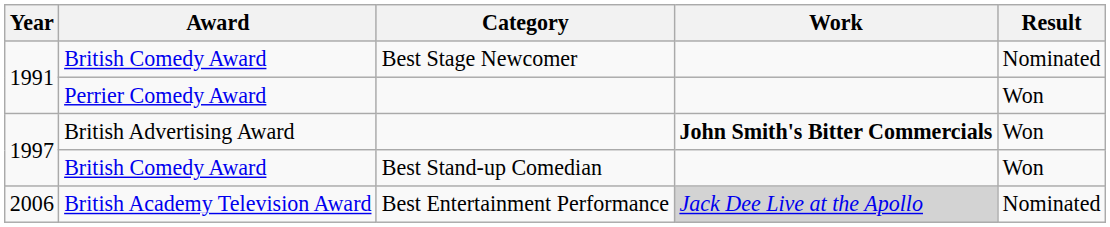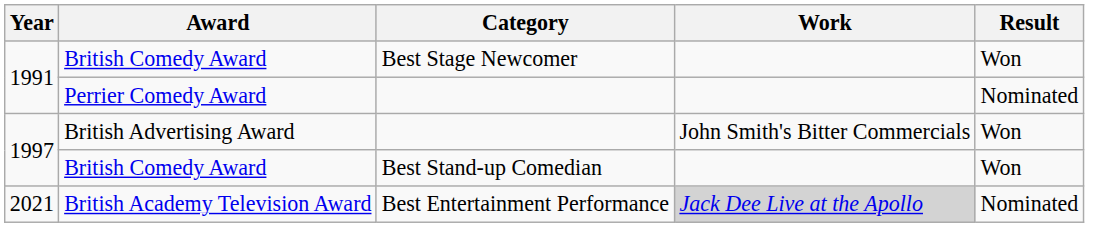(1052, 59) Nominated -> (1001, 59) Won
(1023, 95) Won -> (1029, 95) Nominated
(836, 131) bold -> (825, 131) normal
(32, 204) 2006 -> (32, 204) 2021
